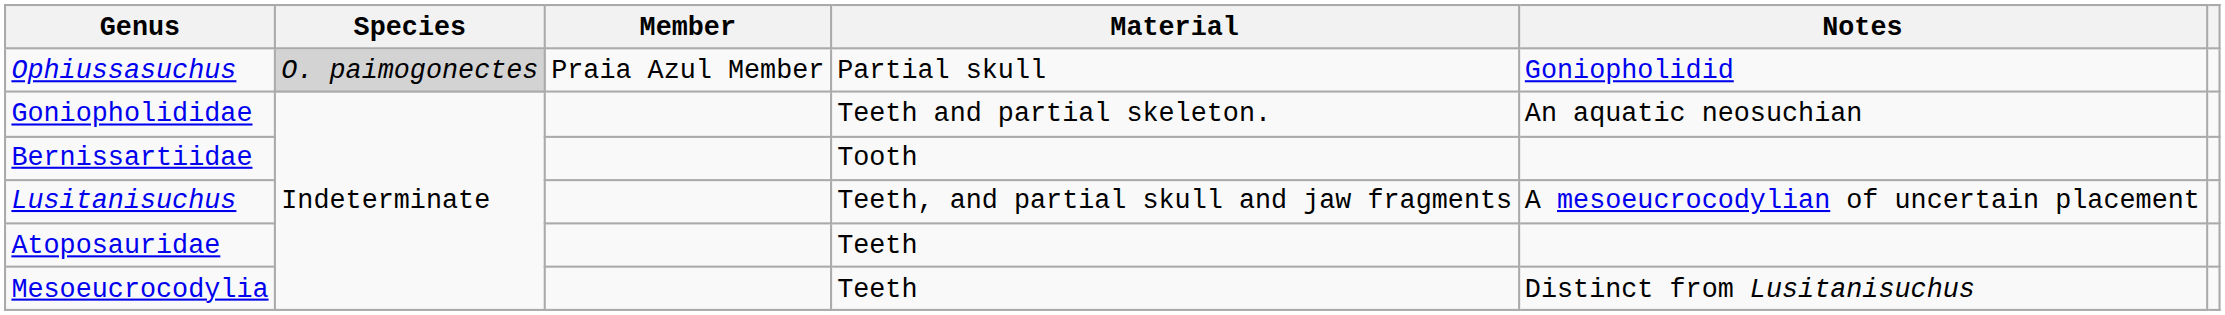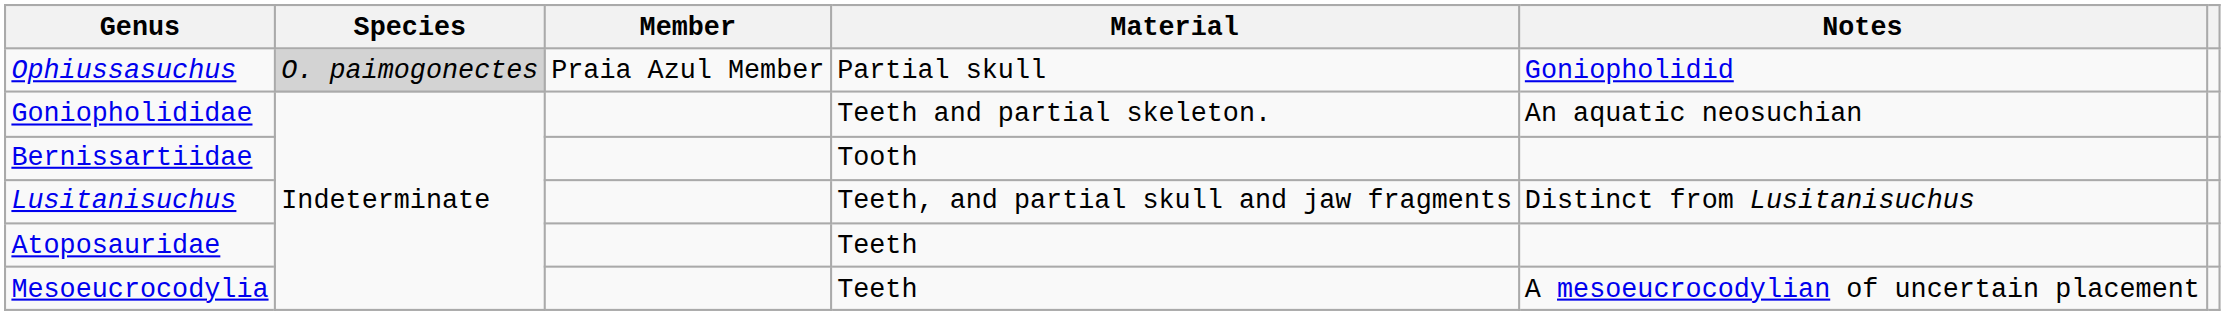(1862, 201) A mesoeucrocodylian of uncertain placement -> (1750, 201) Distinct from Lusitanisuchus
(1750, 289) Distinct from Lusitanisuchus -> (1862, 289) A mesoeucrocodylian of uncertain placement
